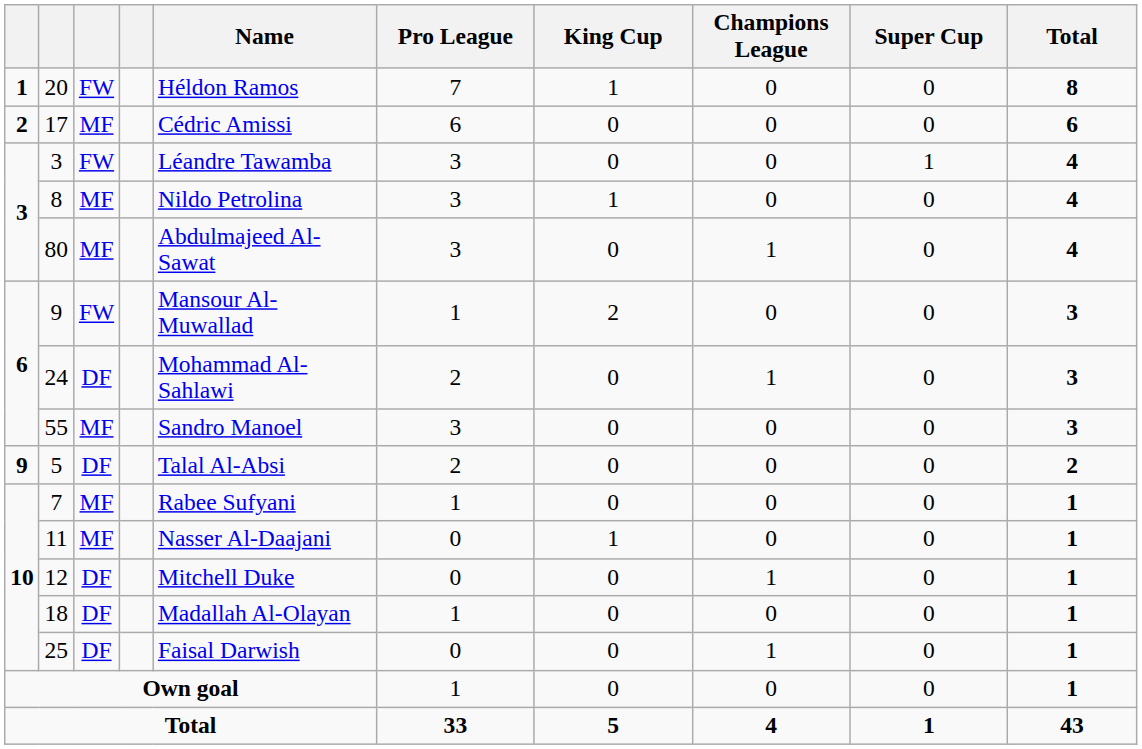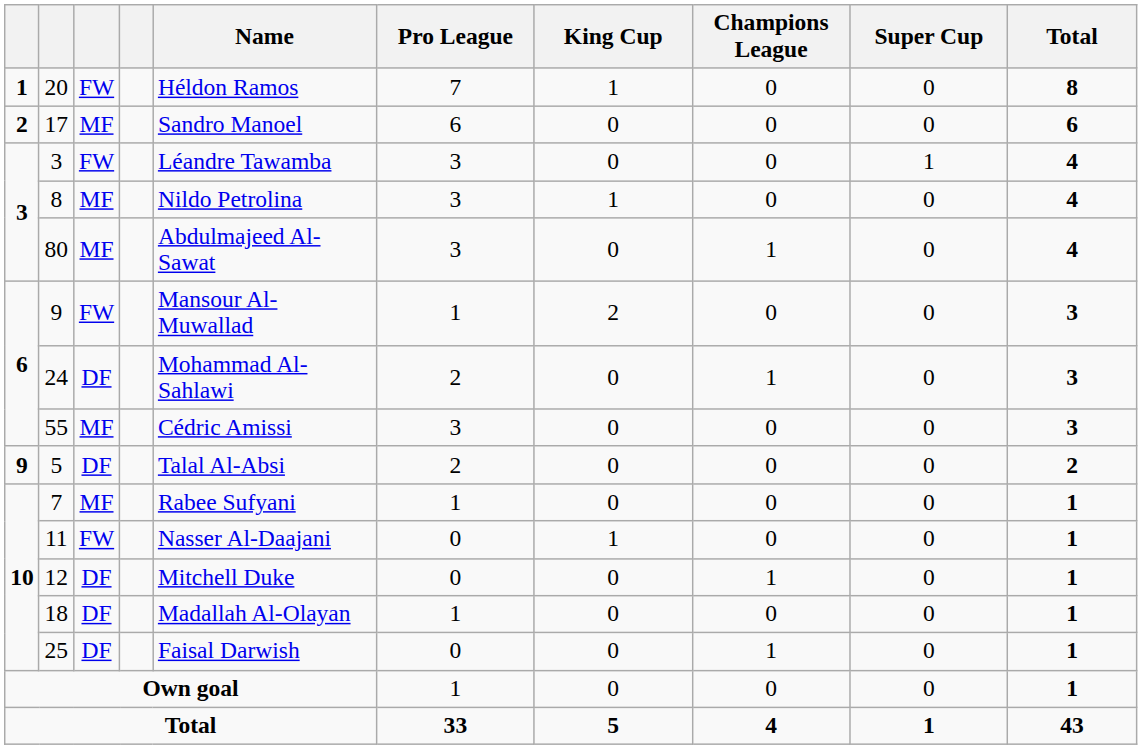(225, 124) Cédric Amissi -> (230, 124) Sandro Manoel
(230, 427) Sandro Manoel -> (225, 427) Cédric Amissi
(97, 539) MF -> (97, 539) FW
